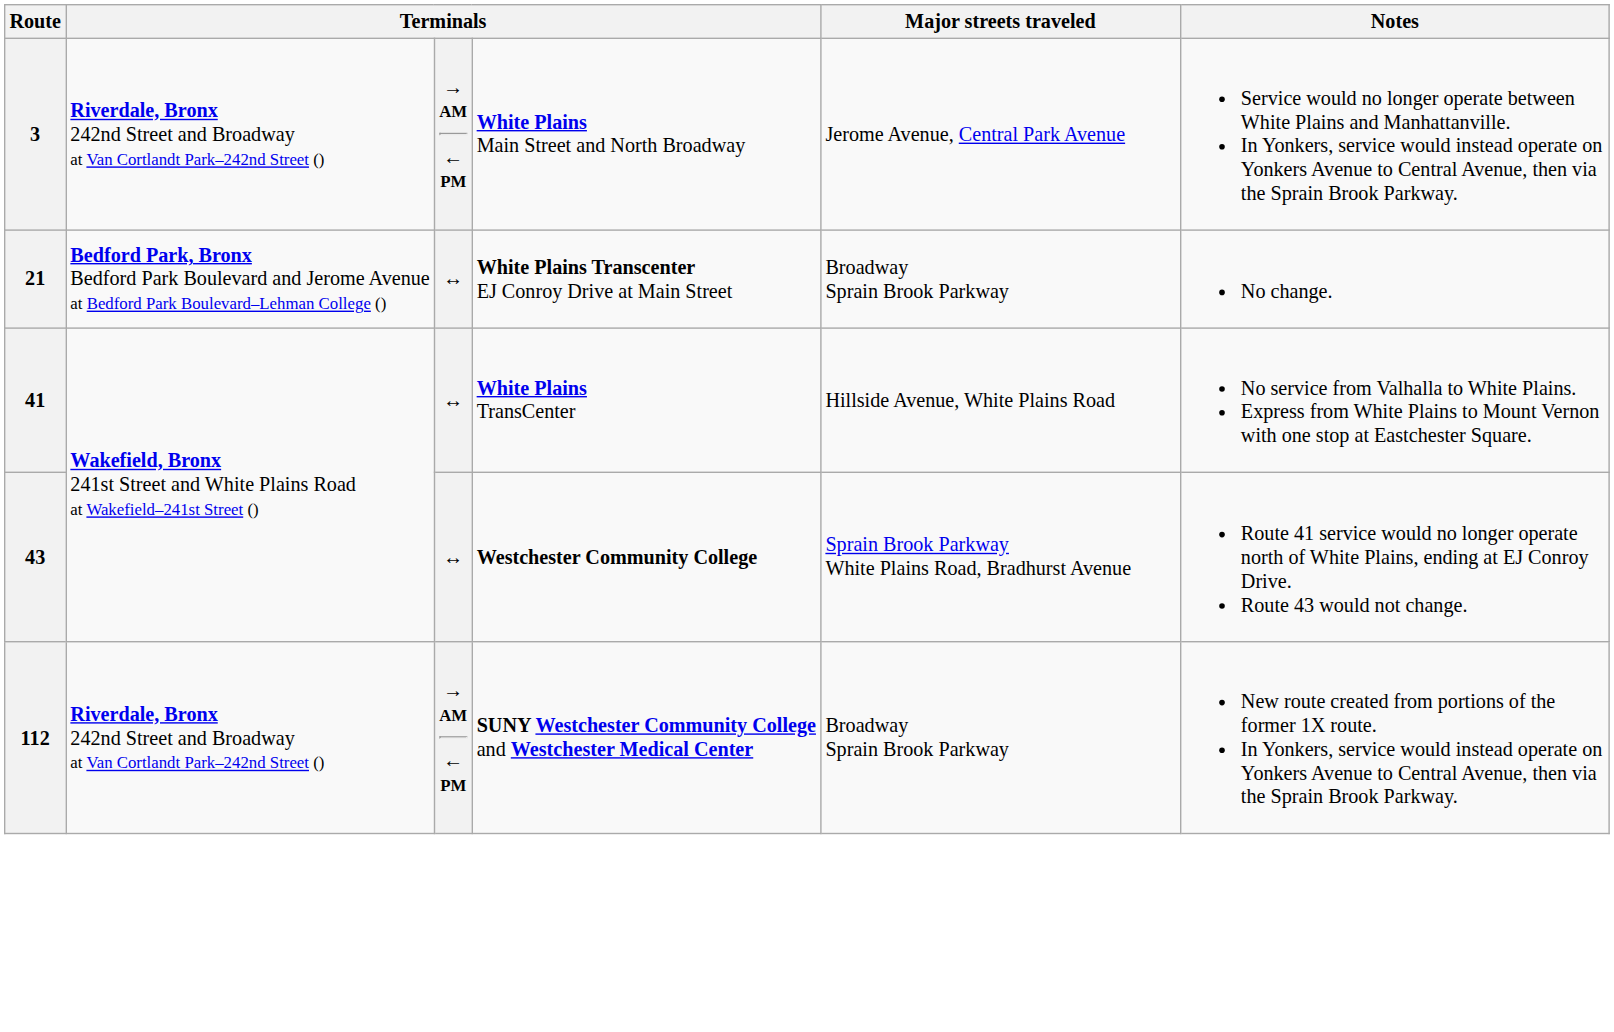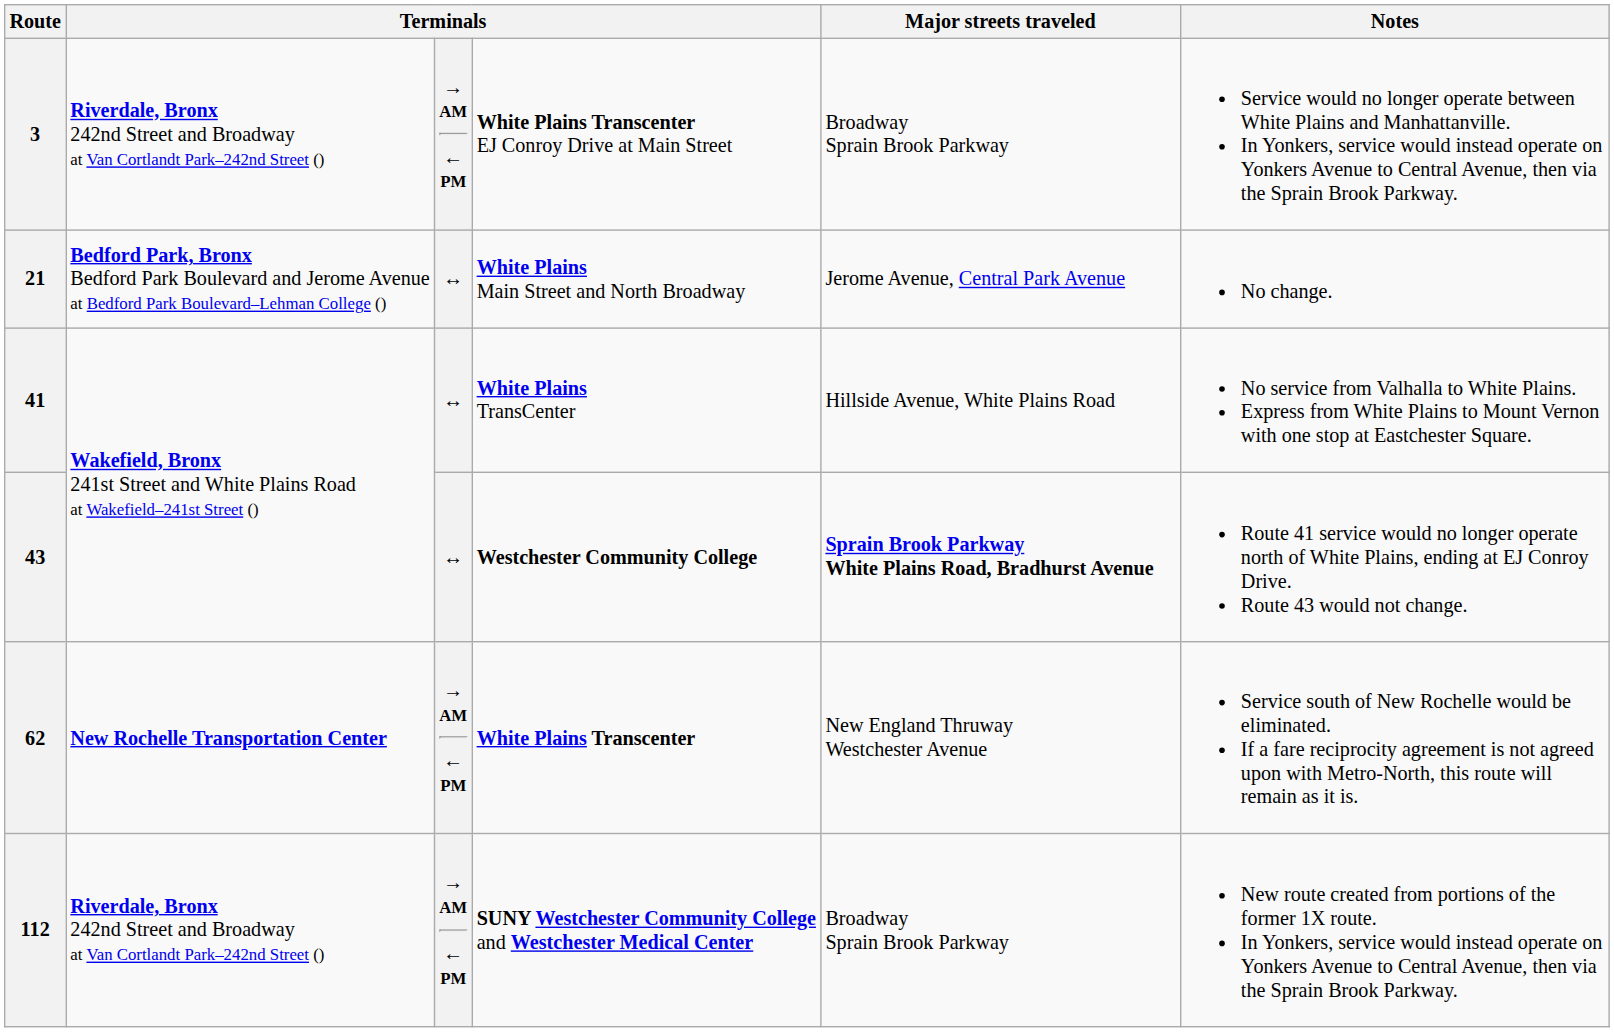(611, 134) White Plains Main Street and North Broadway -> (605, 134) White Plains Transcenter EJ Conroy Drive at Main Street
(975, 134) Jerome Avenue, Central Park Avenue -> (917, 134) Broadway Sprain Brook Parkway
(605, 279) White Plains Transcenter EJ Conroy Drive at Main Street -> (611, 279) White Plains Main Street and North Broadway
(917, 279) Broadway Sprain Brook Parkway -> (975, 279) Jerome Avenue, Central Park Avenue
(978, 557) normal -> (990, 557) bold
+ row: (35, 737)
